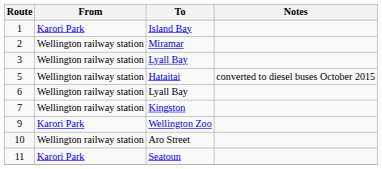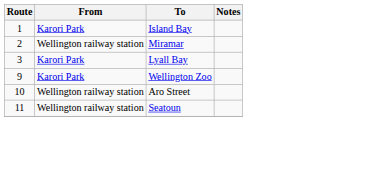(90, 60) Wellington railway station -> (61, 60) Karori Park
- row: (20, 76)
- row: (20, 92)
- row: (20, 108)
(61, 156) Karori Park -> (90, 108) Wellington railway station
